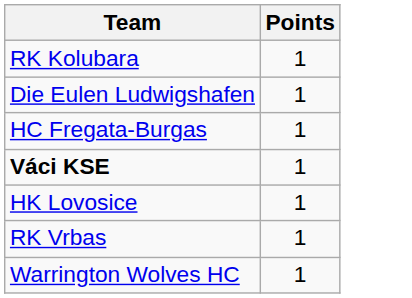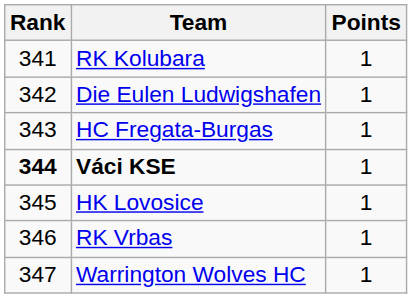+ column: (38, 22)
